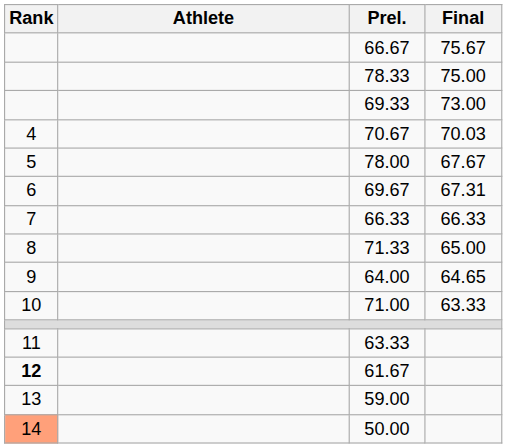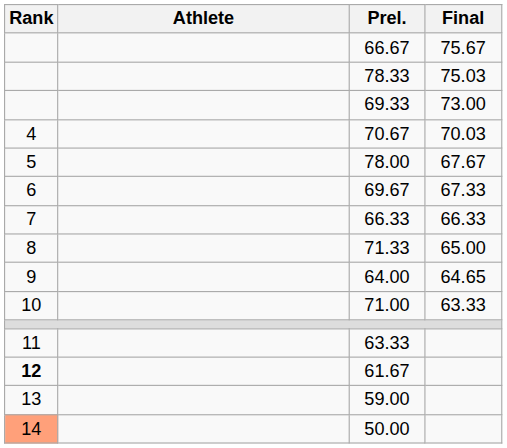(463, 76) 75.00 -> (463, 76) 75.03
(463, 190) 67.31 -> (463, 190) 67.33
